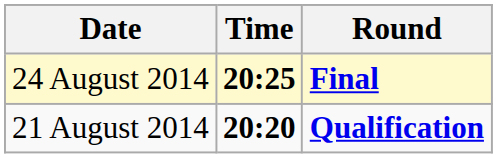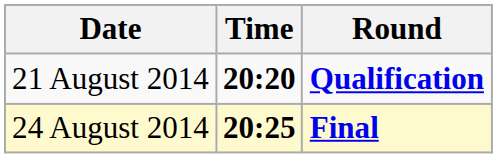rows swapped: (110, 127) <-> (110, 78)
